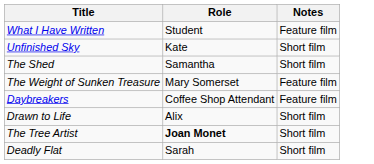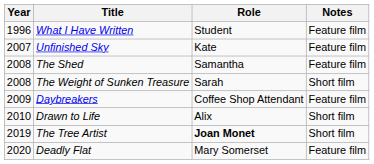+ column: (19, 13)
(302, 47) Short film -> (337, 47) Feature film
(302, 64) Short film -> (337, 64) Feature film
(202, 82) Mary Somerset -> (209, 82) Sarah
(308, 82) Feature film -> (332, 82) Short film
(180, 151) Sarah -> (231, 151) Mary Somerset
(302, 151) Short film -> (337, 151) Feature film
